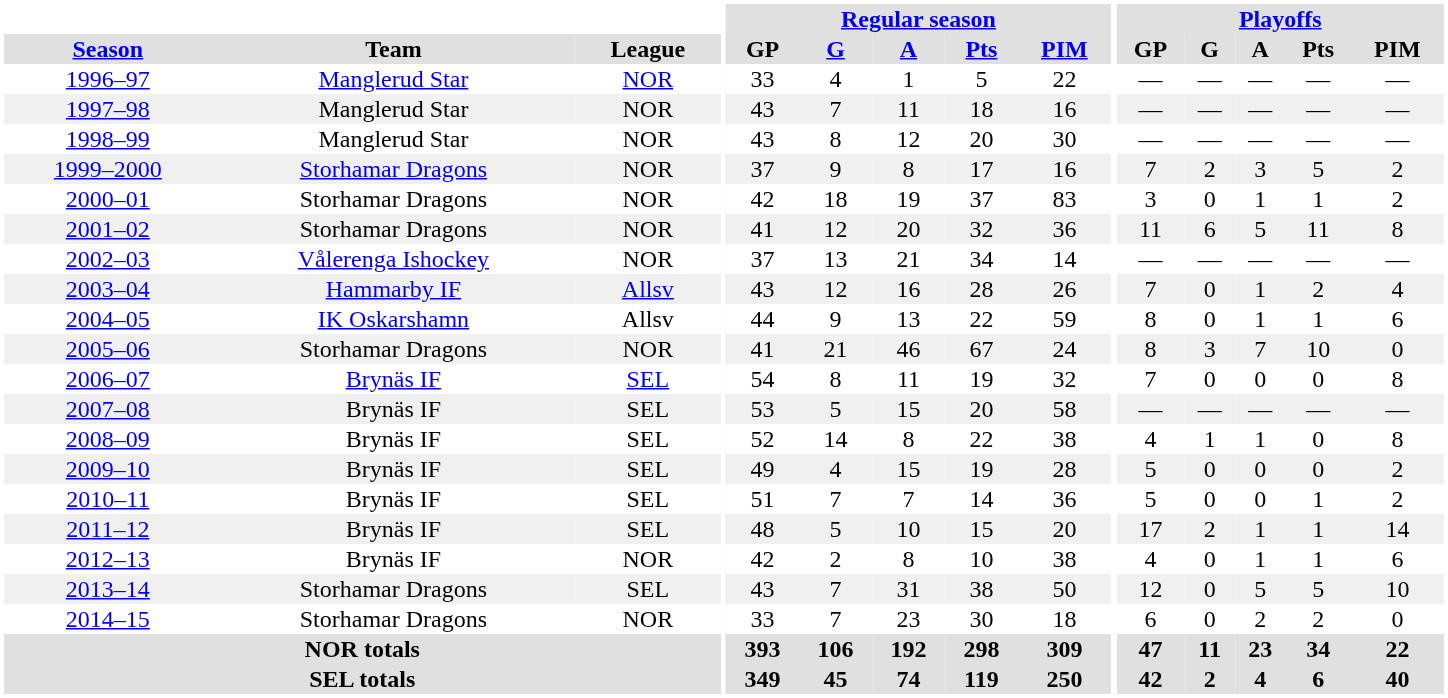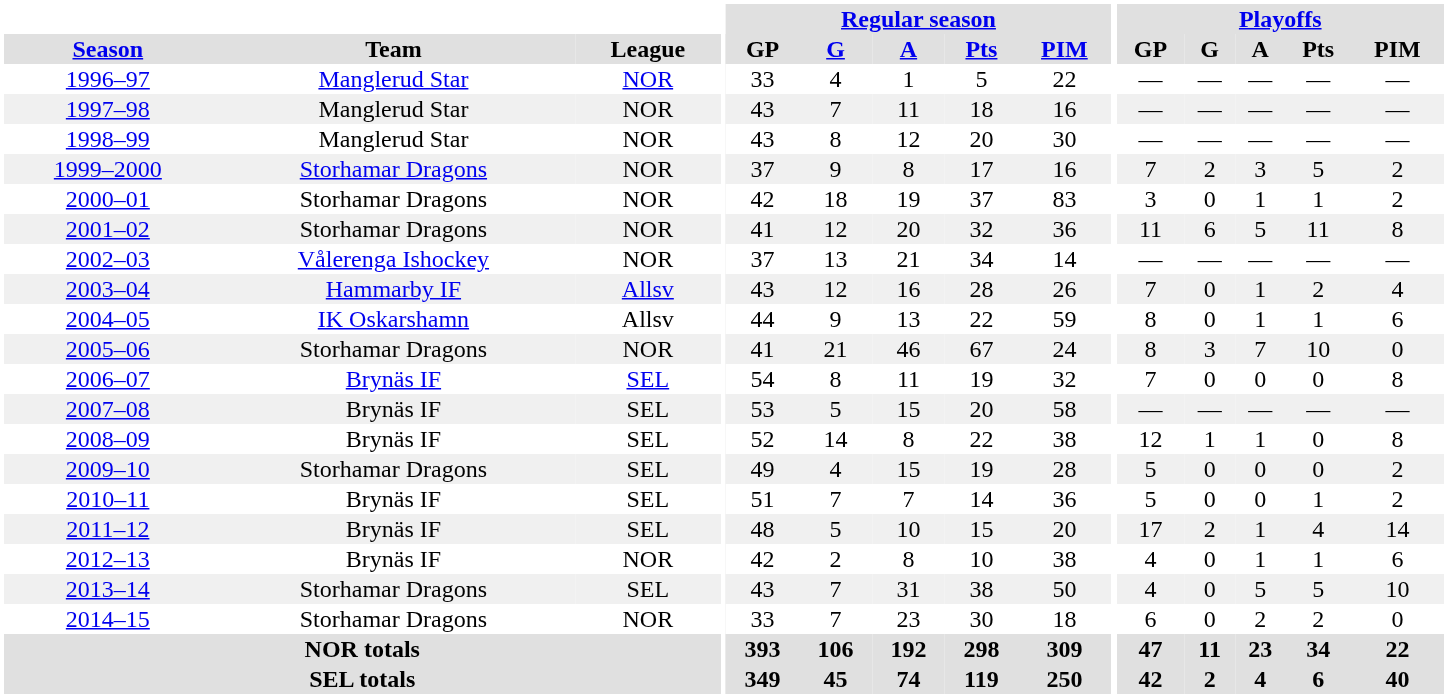(1150, 438) 4 -> (1150, 438) 12
(393, 468) Brynäs IF -> (393, 468) Storhamar Dragons
(1318, 528) 1 -> (1318, 528) 4
(1150, 588) 12 -> (1150, 588) 4
